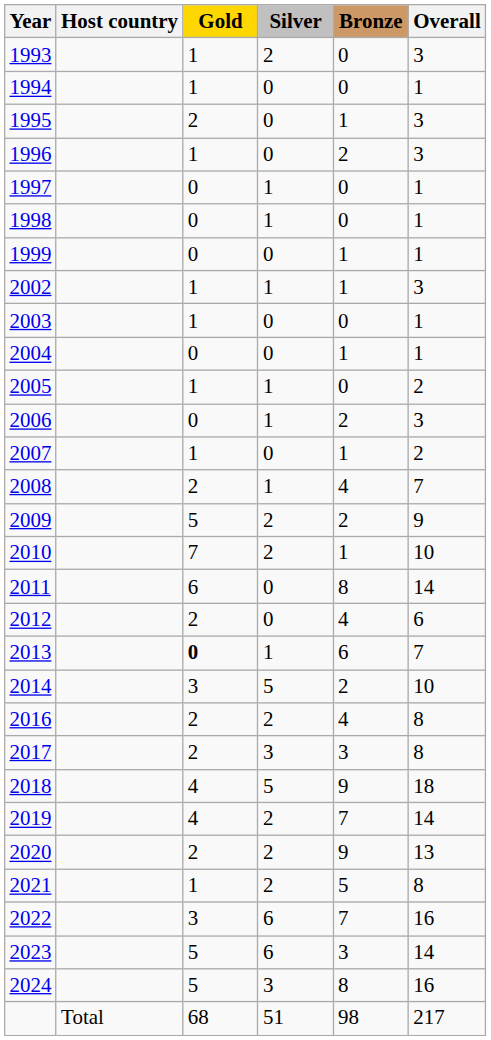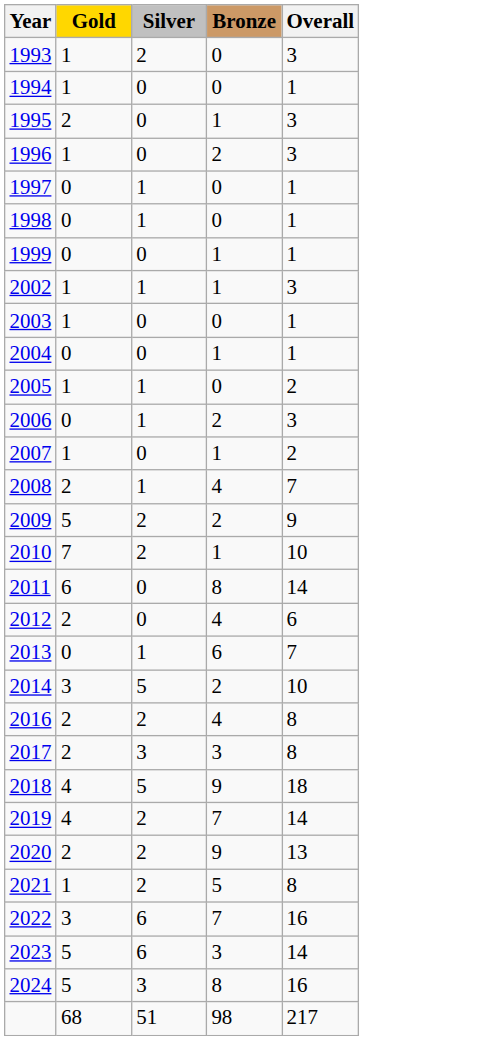- column: (120, 21)
(193, 652) bold -> (66, 652) normal
